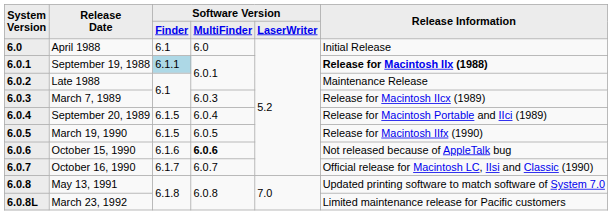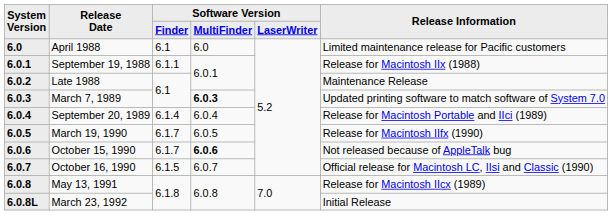(357, 47) Initial Release -> (444, 47) Limited maintenance release for Pacific customers
(167, 64) lightblue background -> (167, 64) no background
(405, 64) bold -> (401, 64) normal
(206, 98) normal -> (206, 98) bold
(404, 98) Release for Macintosh IIcx (1989) -> (464, 98) Updated printing software to match software of System 7.0
(167, 115) 6.1.5 -> (167, 115) 6.1.4
(167, 133) 6.1.5 -> (167, 133) 6.1.7
(167, 150) 6.1.6 -> (167, 150) 6.1.7
(167, 167) 6.1.7 -> (167, 167) 6.1.5
(464, 184) Updated printing software to match software of System 7.0 -> (404, 184) Release for Macintosh IIcx (1989)
(444, 201) Limited maintenance release for Pacific customers -> (357, 201) Initial Release
